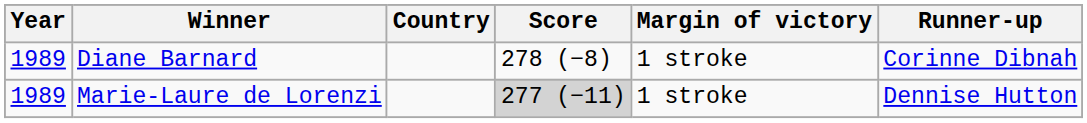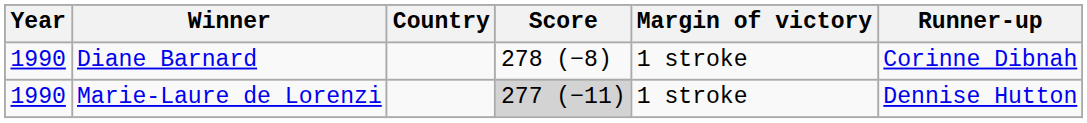(38, 61) 1989 -> (38, 61) 1990
(38, 98) 1989 -> (38, 98) 1990
